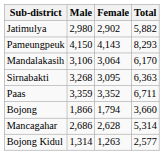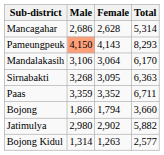rows swapped: (32, 126) <-> (27, 28)
(81, 45) no background -> (81, 45) lightsalmon background
